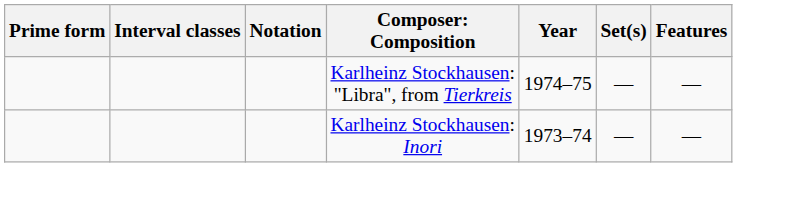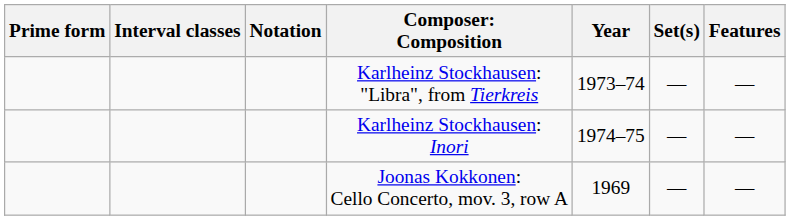(558, 83) 1974–75 -> (611, 83) 1973–74
(558, 135) 1973–74 -> (611, 135) 1974–75
+ row: (449, 188)
